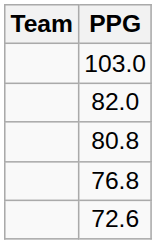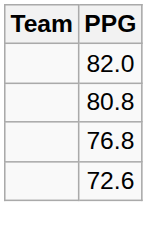- row: (115, 63)
